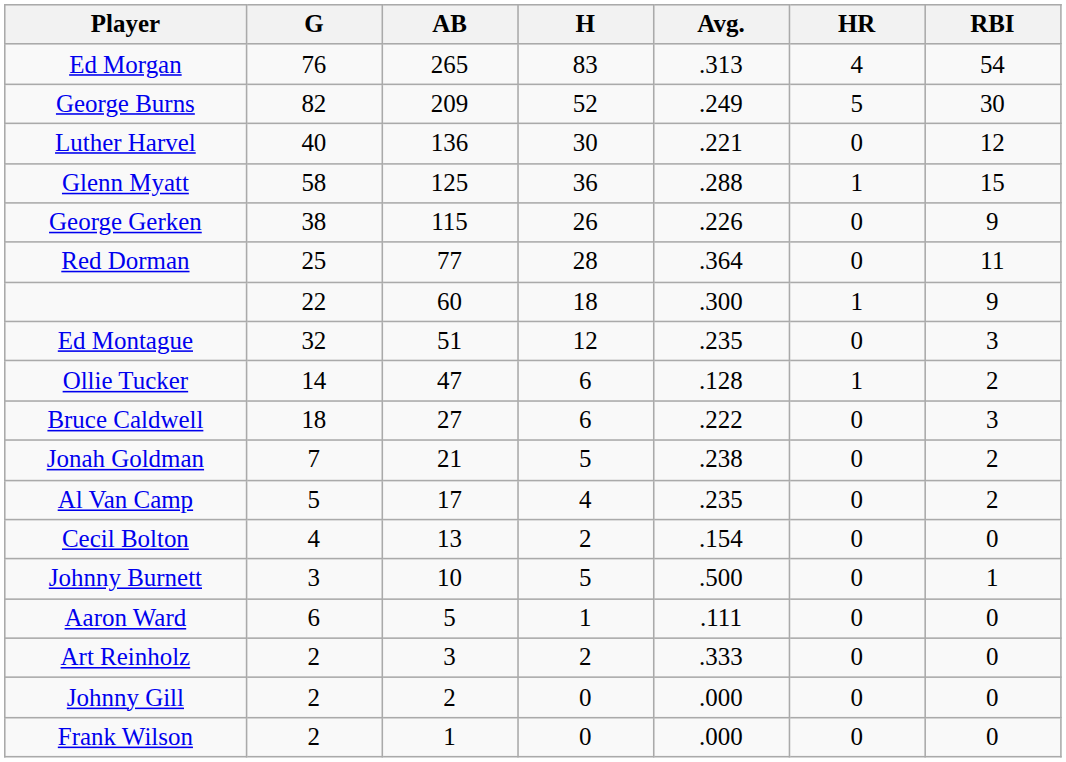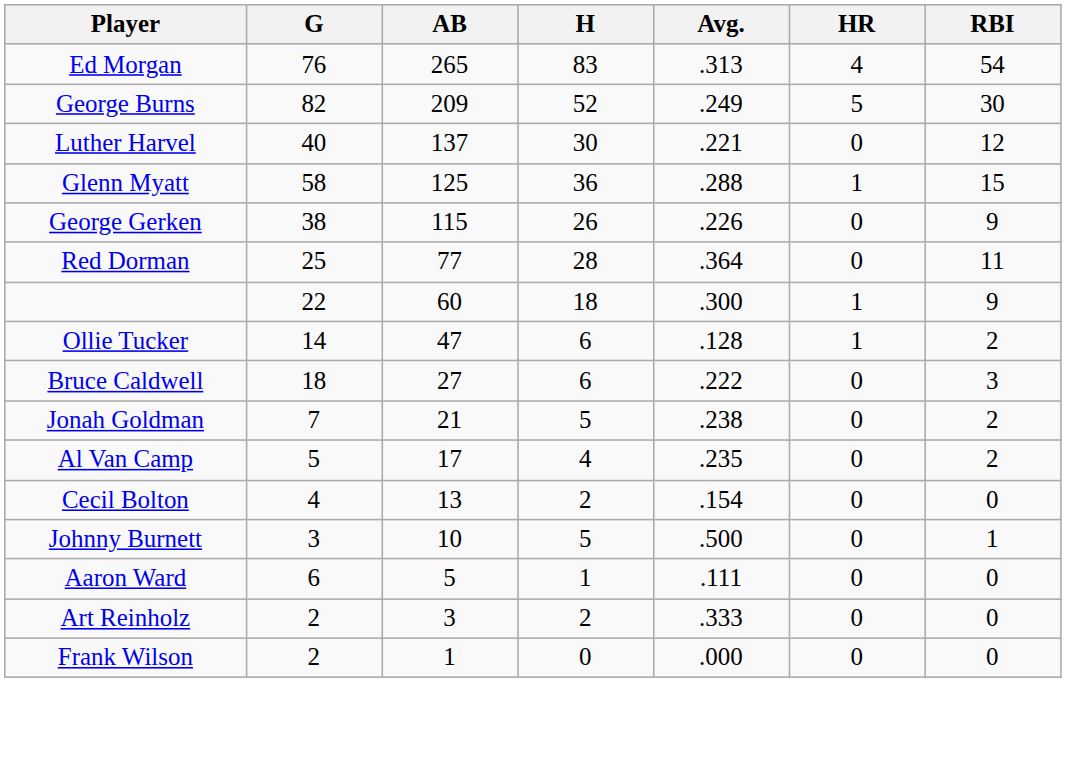(450, 143) 136 -> (450, 143) 137
- row: (125, 340)
- row: (125, 697)
